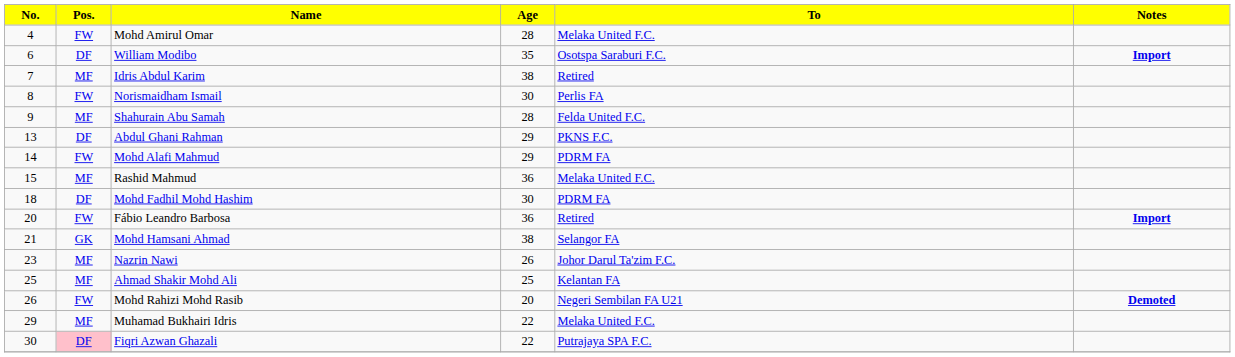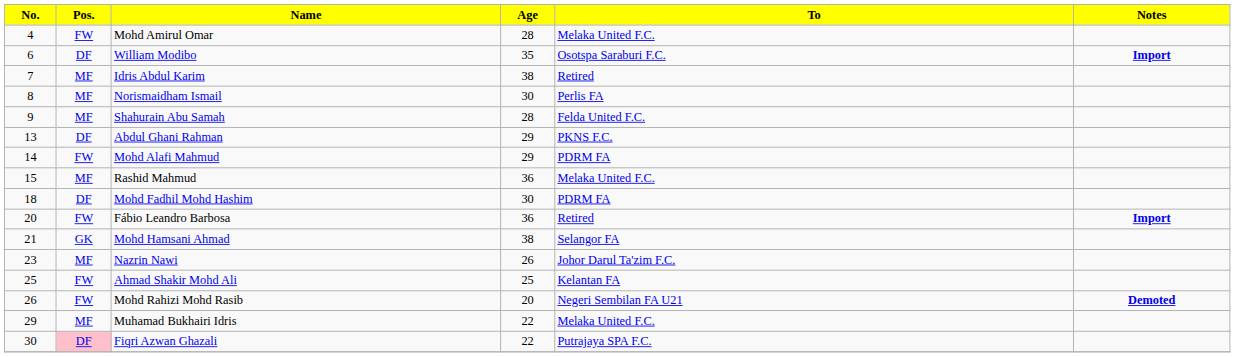(84, 96) FW -> (84, 96) MF
(84, 280) MF -> (84, 280) FW
